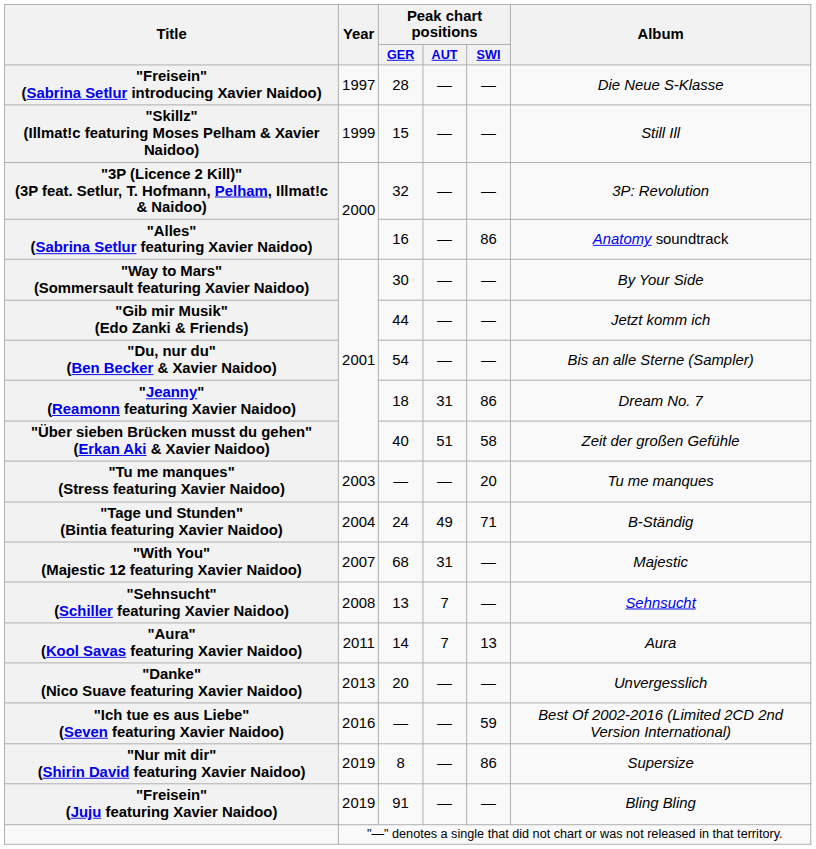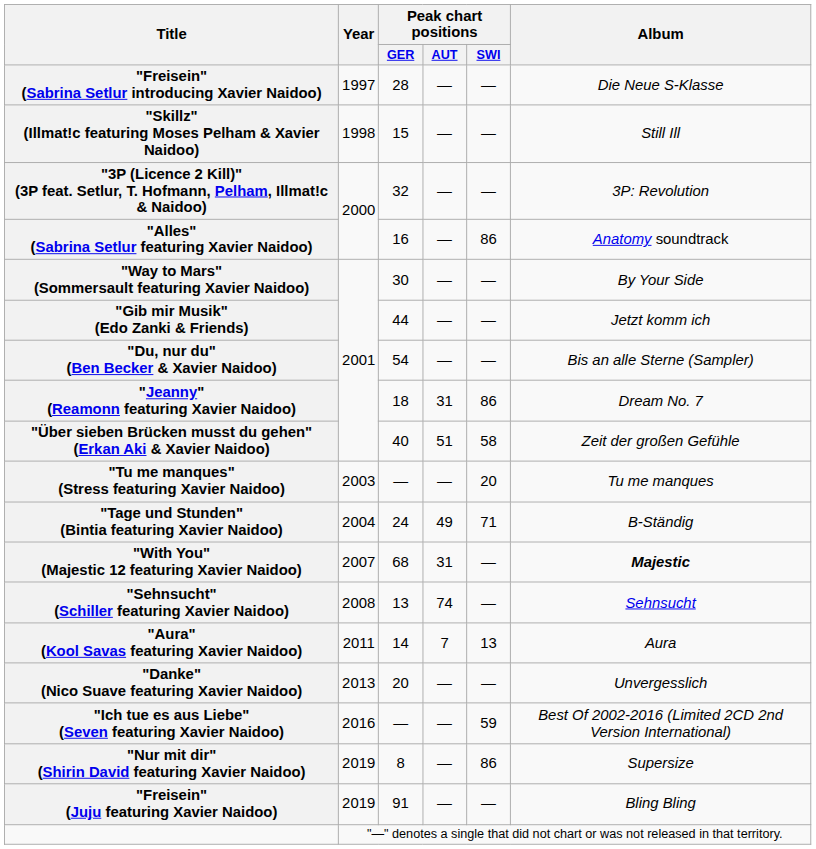(359, 133) 1999 -> (359, 133) 1998
(661, 562) normal -> (661, 562) bold
(445, 602) 7 -> (445, 602) 74
